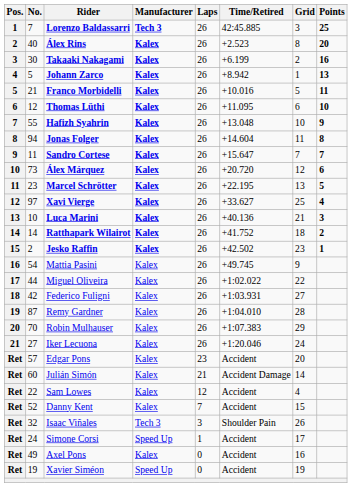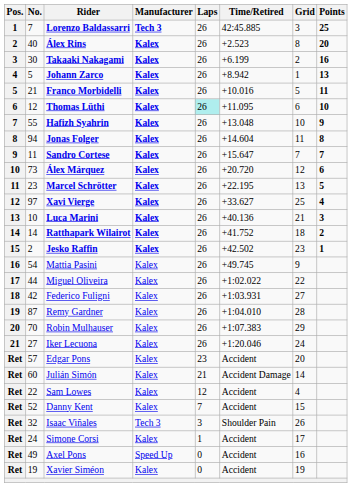(202, 107) no background -> (202, 107) paleturquoise background
(154, 438) Speed Up -> (146, 438) Kalex
(146, 454) Kalex -> (154, 454) Speed Up
(154, 470) Speed Up -> (146, 470) Kalex
